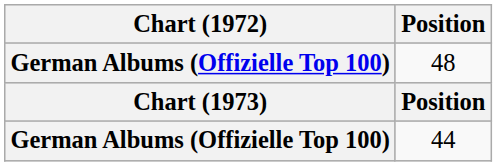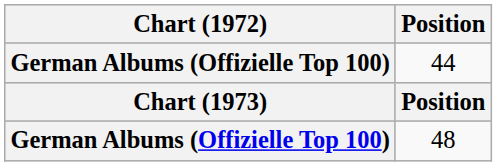rows swapped: (443, 62) <-> (443, 140)
